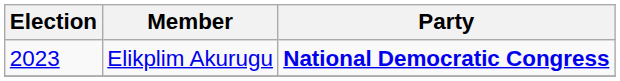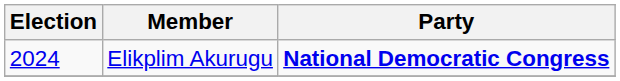(35, 57) 2023 -> (35, 57) 2024
